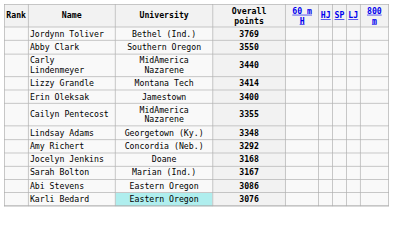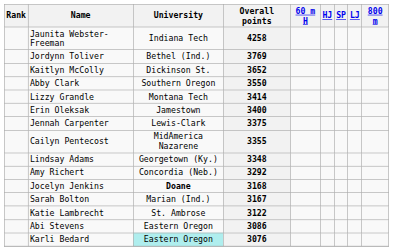+ row: (257, 39)
+ row: (257, 70)
- row: (249, 65)
+ row: (257, 123)
(164, 159) normal -> (178, 186) bold
+ row: (257, 213)
